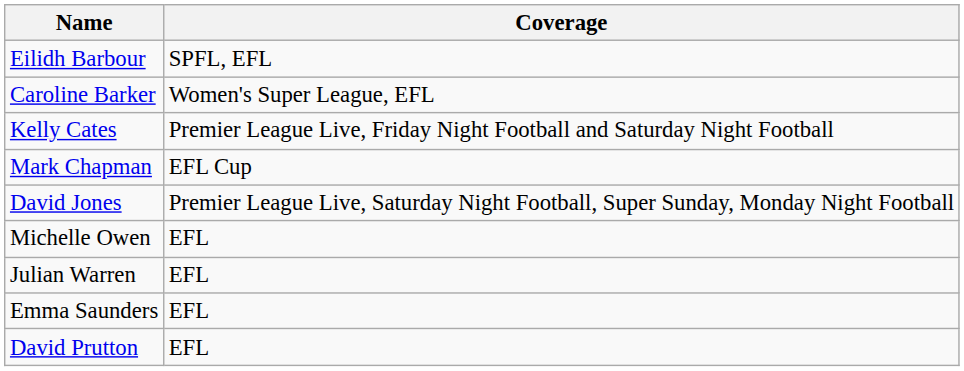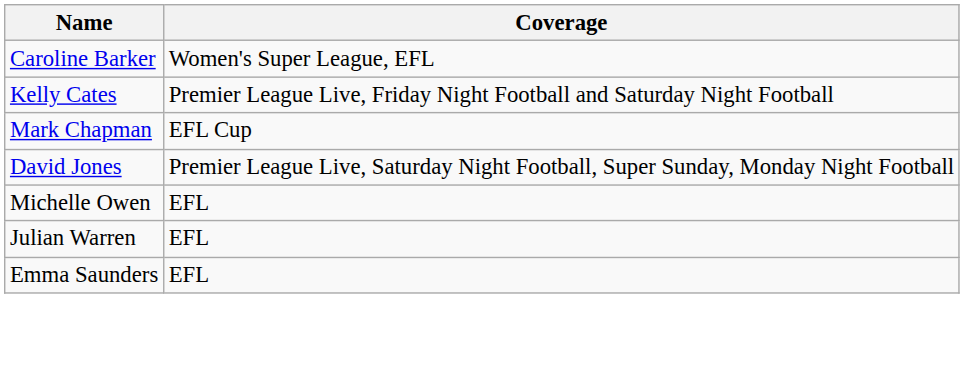- row: (78, 58)
- row: (74, 346)
